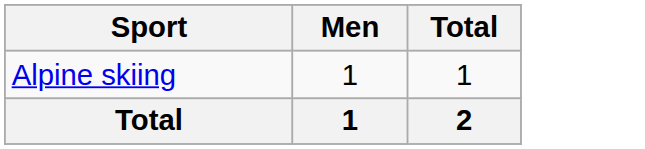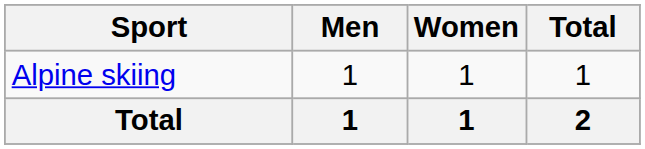+ column: (466, 27)
